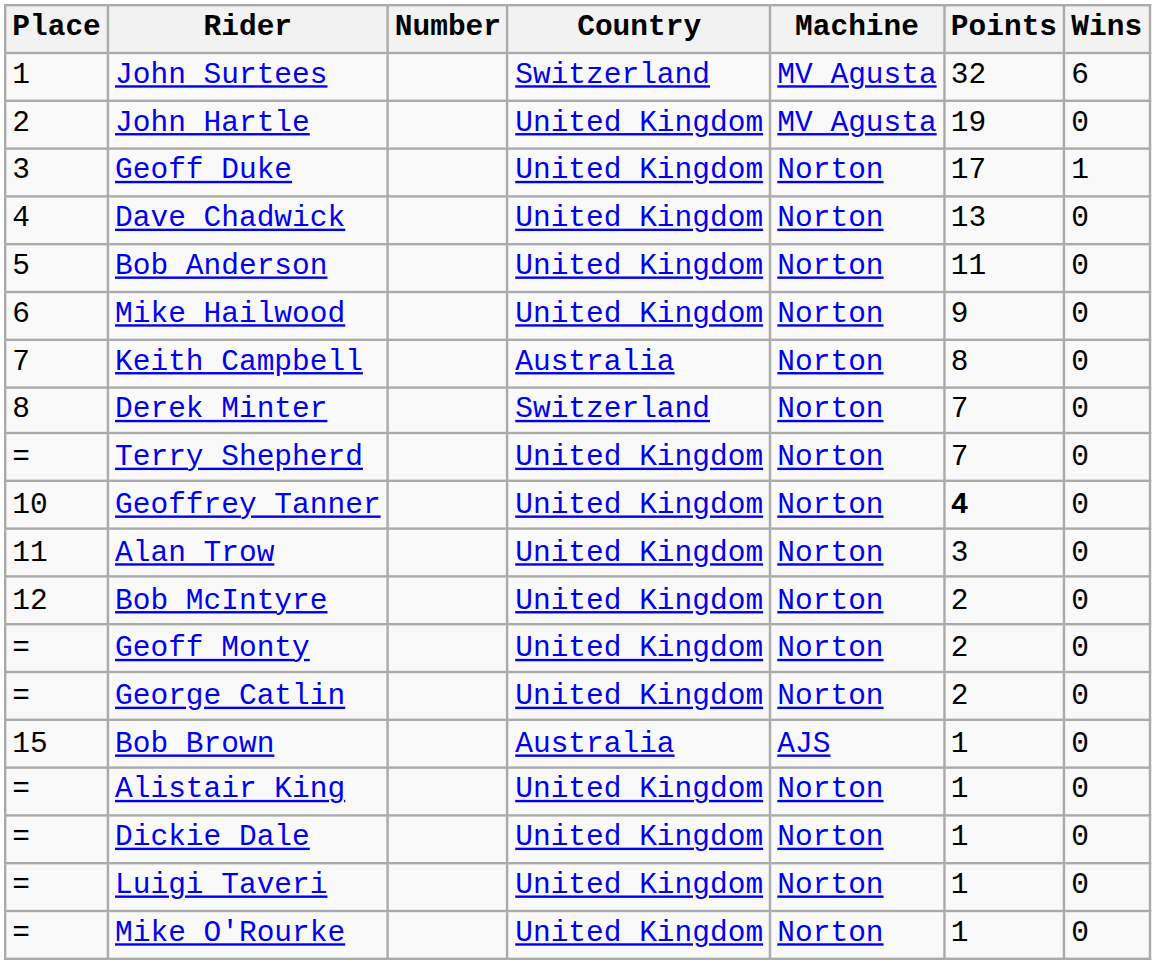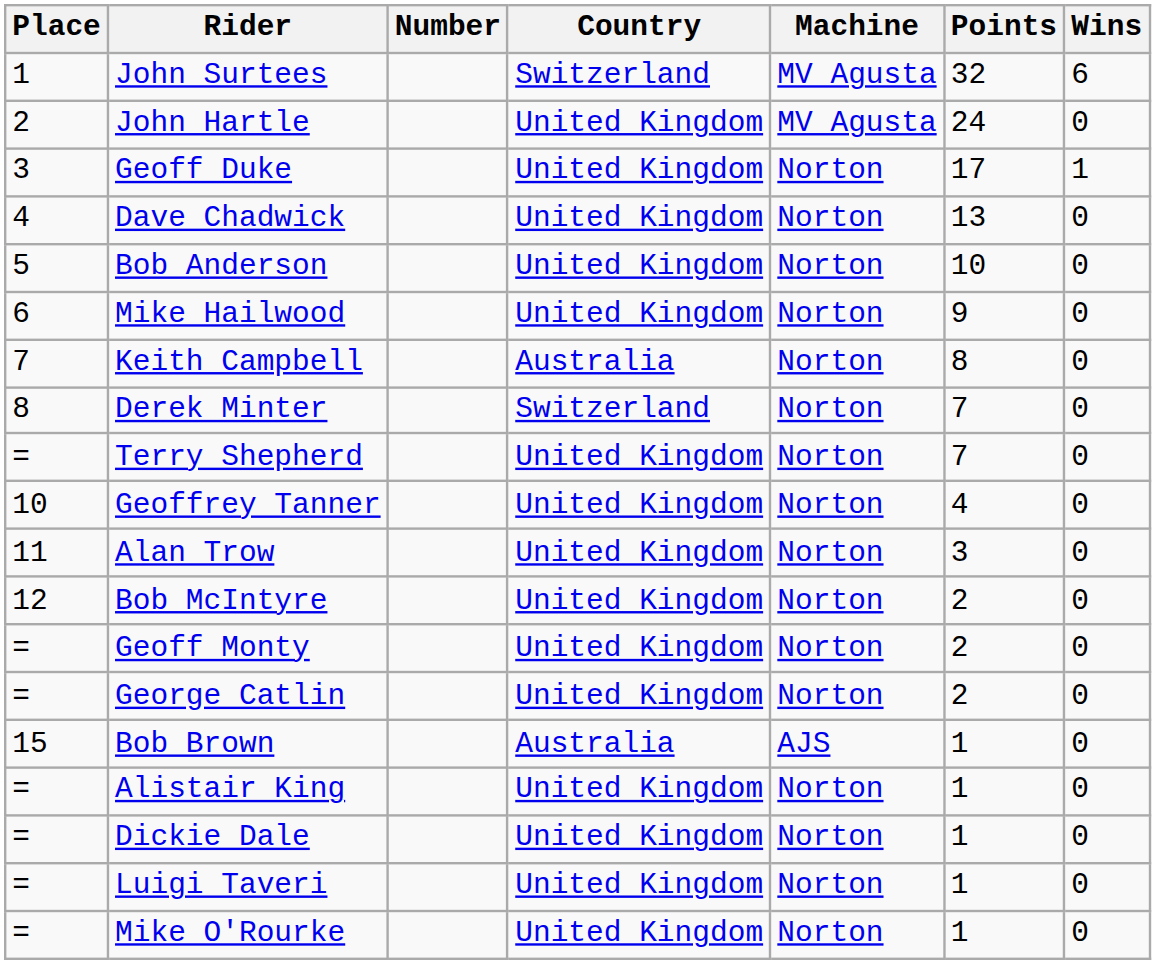(969, 125) 19 -> (969, 125) 24
(969, 268) 11 -> (969, 268) 10
(960, 506) bold -> (960, 506) normal
